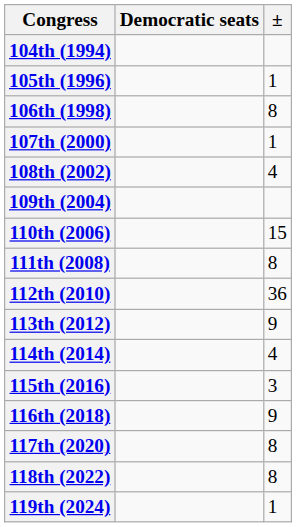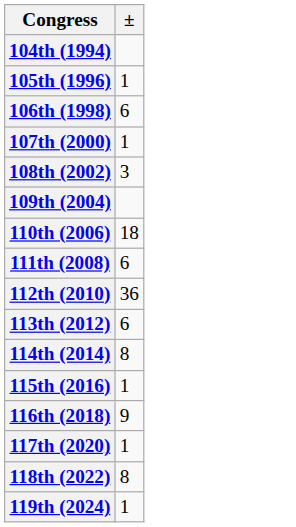- column: (189, 19)
(273, 111) 8 -> (125, 111) 6
(273, 171) 4 -> (125, 171) 3
(277, 232) 15 -> (129, 232) 18
(273, 263) 8 -> (125, 263) 6
(273, 324) 9 -> (125, 324) 6
(273, 354) 4 -> (125, 354) 8
(273, 385) 3 -> (125, 385) 1
(273, 446) 8 -> (125, 446) 1
